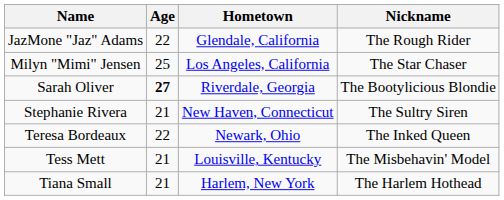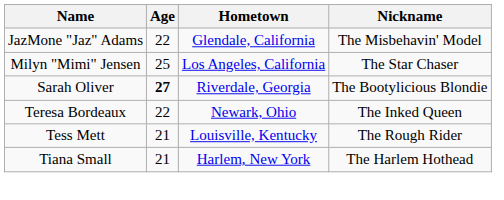(418, 40) The Rough Rider -> (410, 40) The Misbehavin' Model
- row: (75, 111)
(418, 159) The Misbehavin' Model -> (410, 135) The Rough Rider
